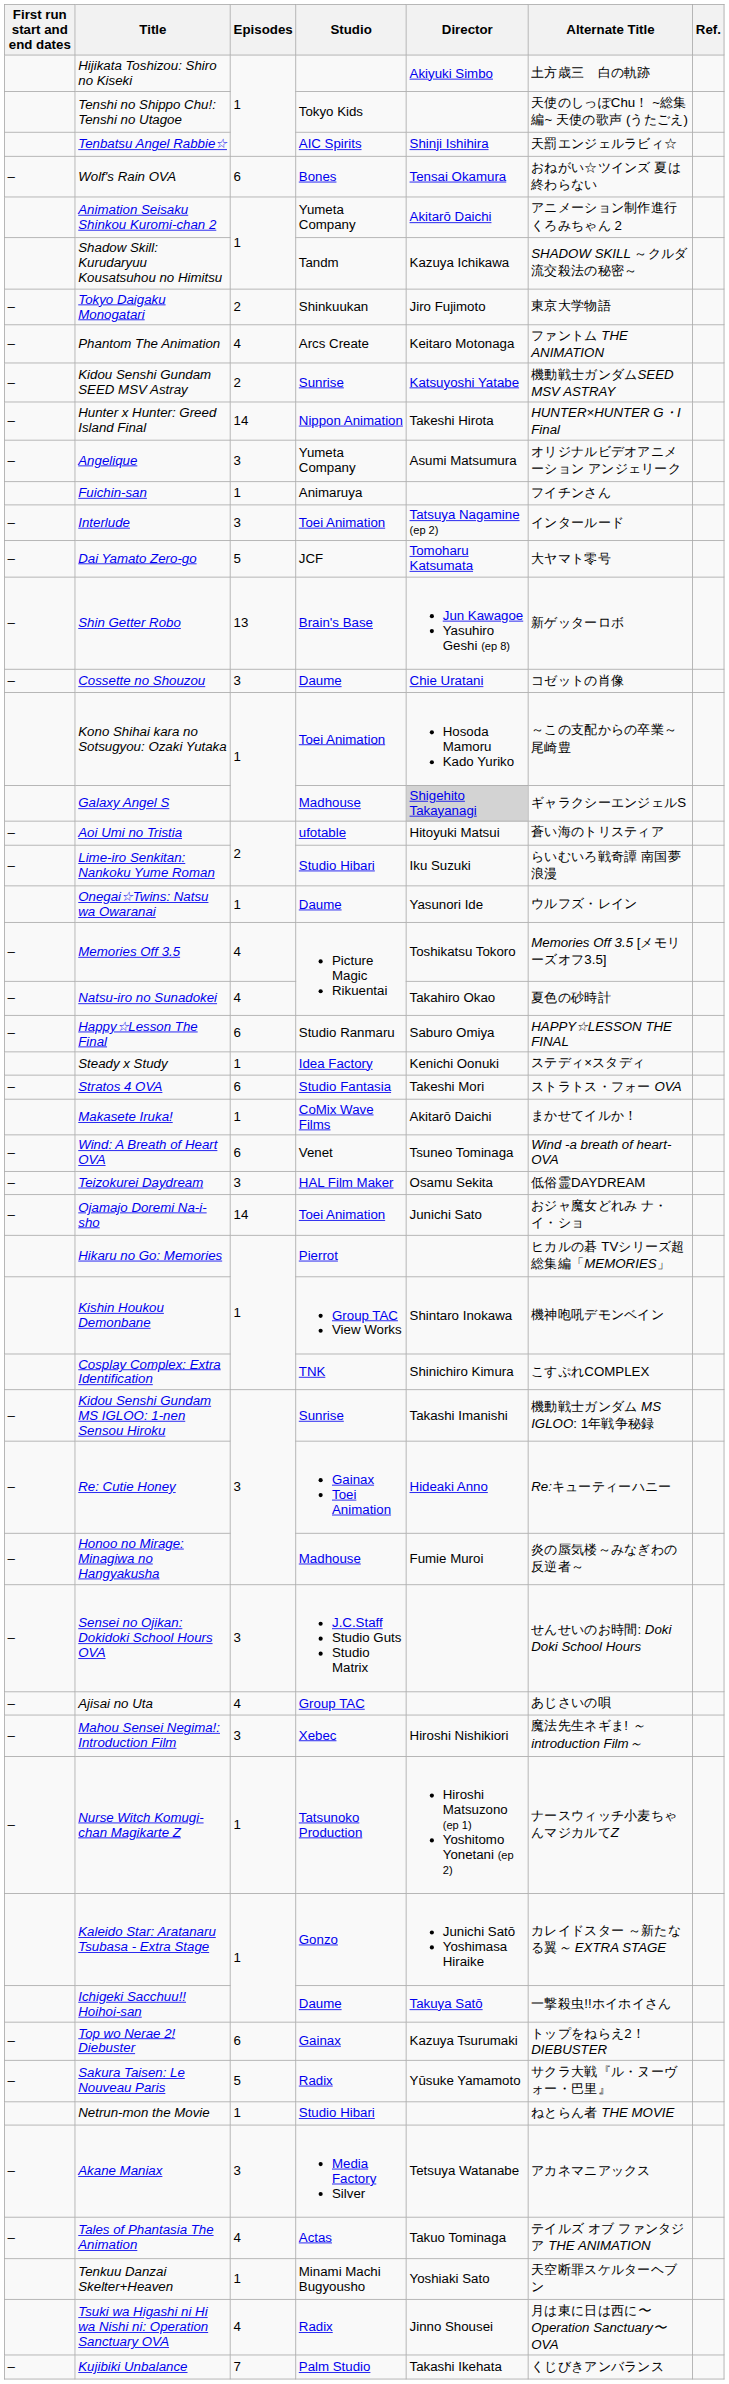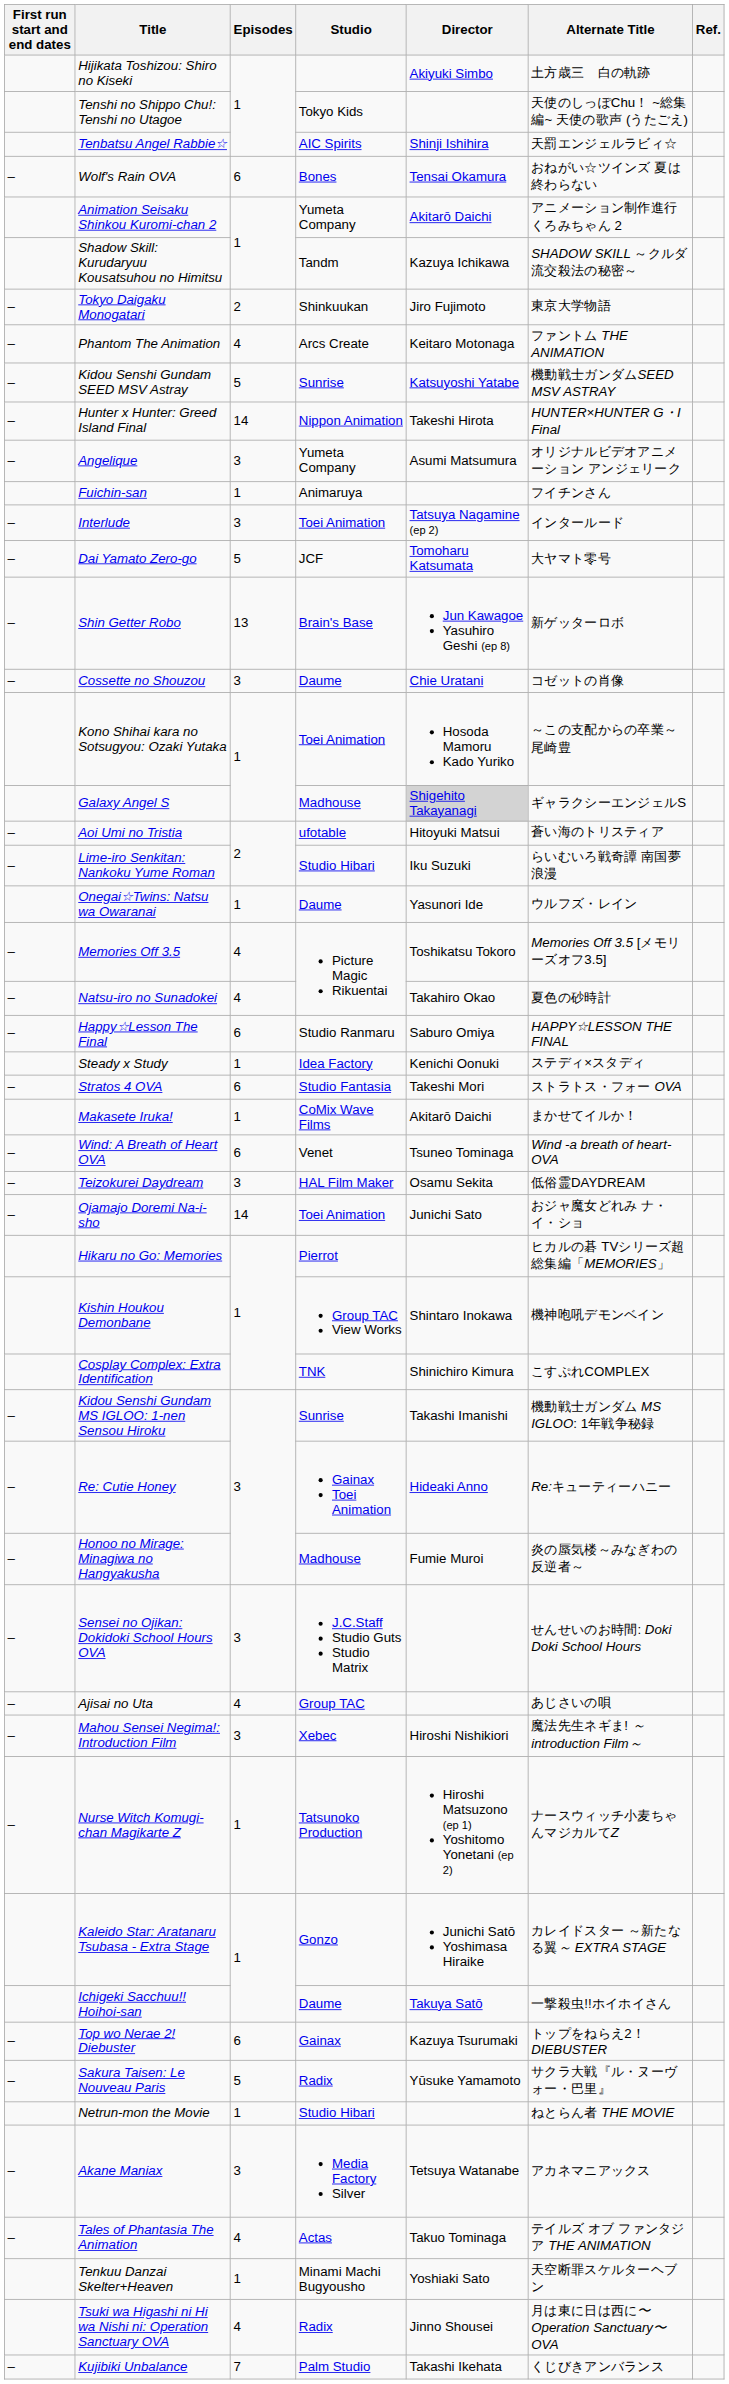(237, 382) 2 -> (237, 382) 5
